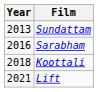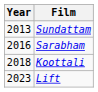(19, 79) 2021 -> (19, 79) 2023
